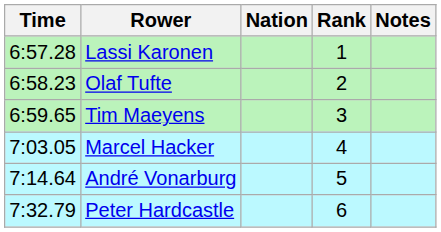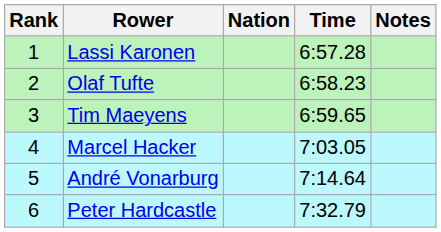columns swapped: (342, 20) <-> (43, 20)
